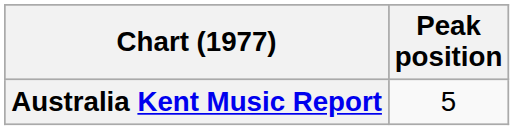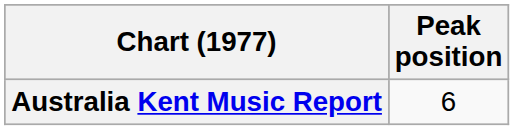(449, 101) 5 -> (449, 101) 6
